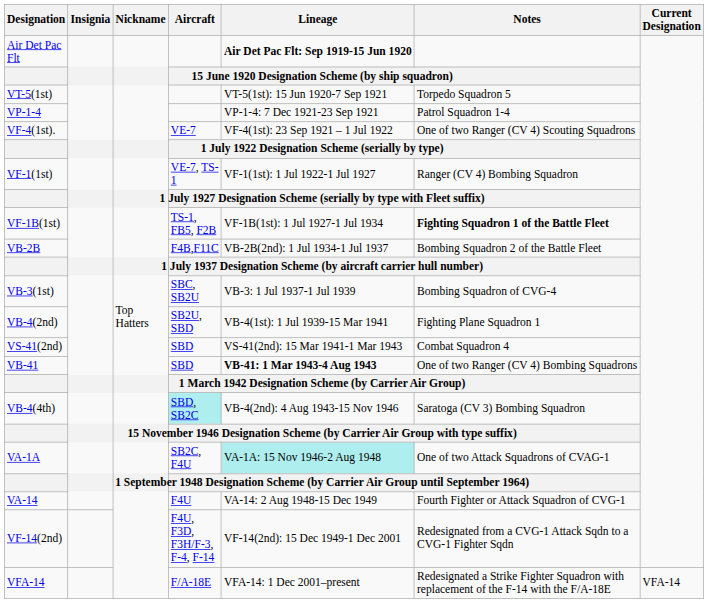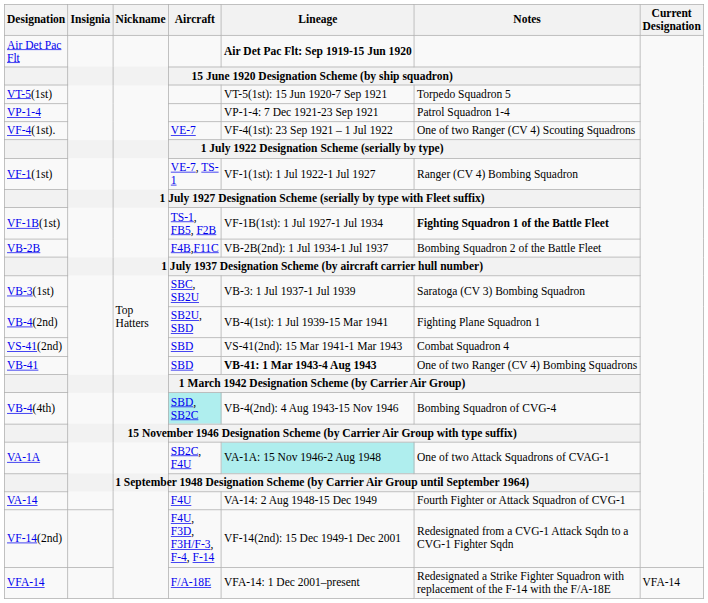(487, 291) Bombing Squadron of CVG-4 -> (501, 291) Saratoga (CV 3) Bombing Squadron
(501, 408) Saratoga (CV 3) Bombing Squadron -> (487, 408) Bombing Squadron of CVG-4
